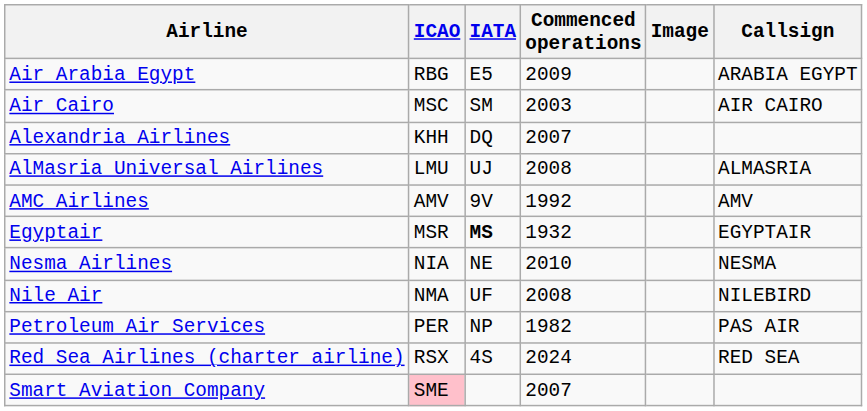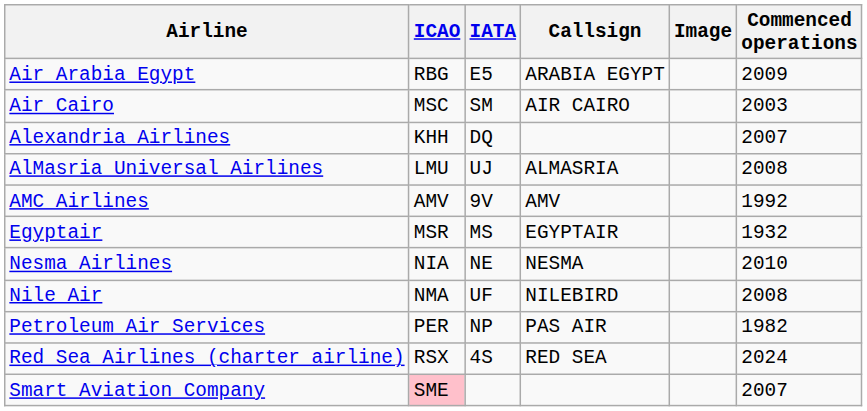columns swapped: (788, 32) <-> (583, 32)
(481, 232) bold -> (481, 232) normal
